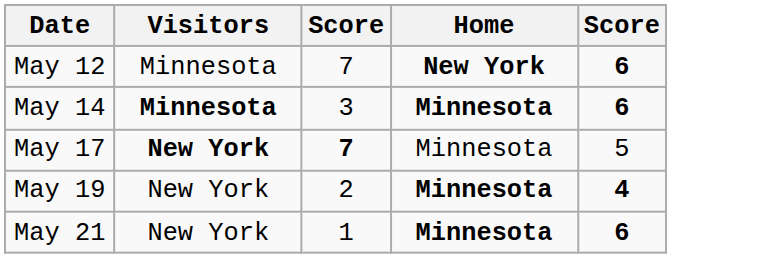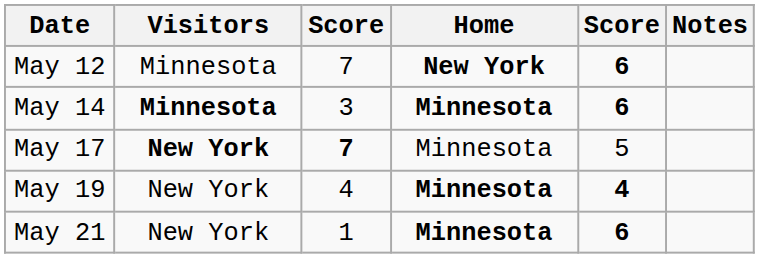+ column: (710, 26)
(346, 191) 2 -> (346, 191) 4
